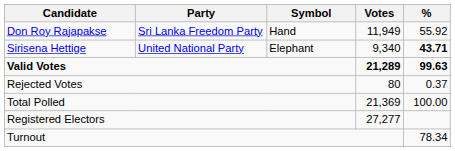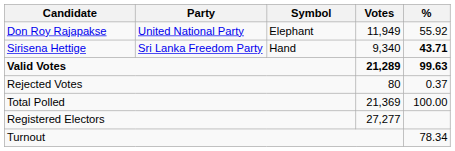(200, 31) Sri Lanka Freedom Party -> (191, 31) United National Party
(283, 31) Hand -> (291, 31) Elephant
(191, 48) United National Party -> (200, 48) Sri Lanka Freedom Party
(291, 48) Elephant -> (283, 48) Hand
